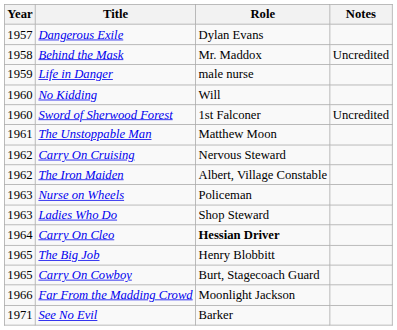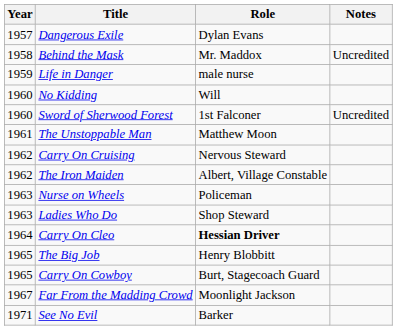(20, 295) 1966 -> (20, 295) 1967
